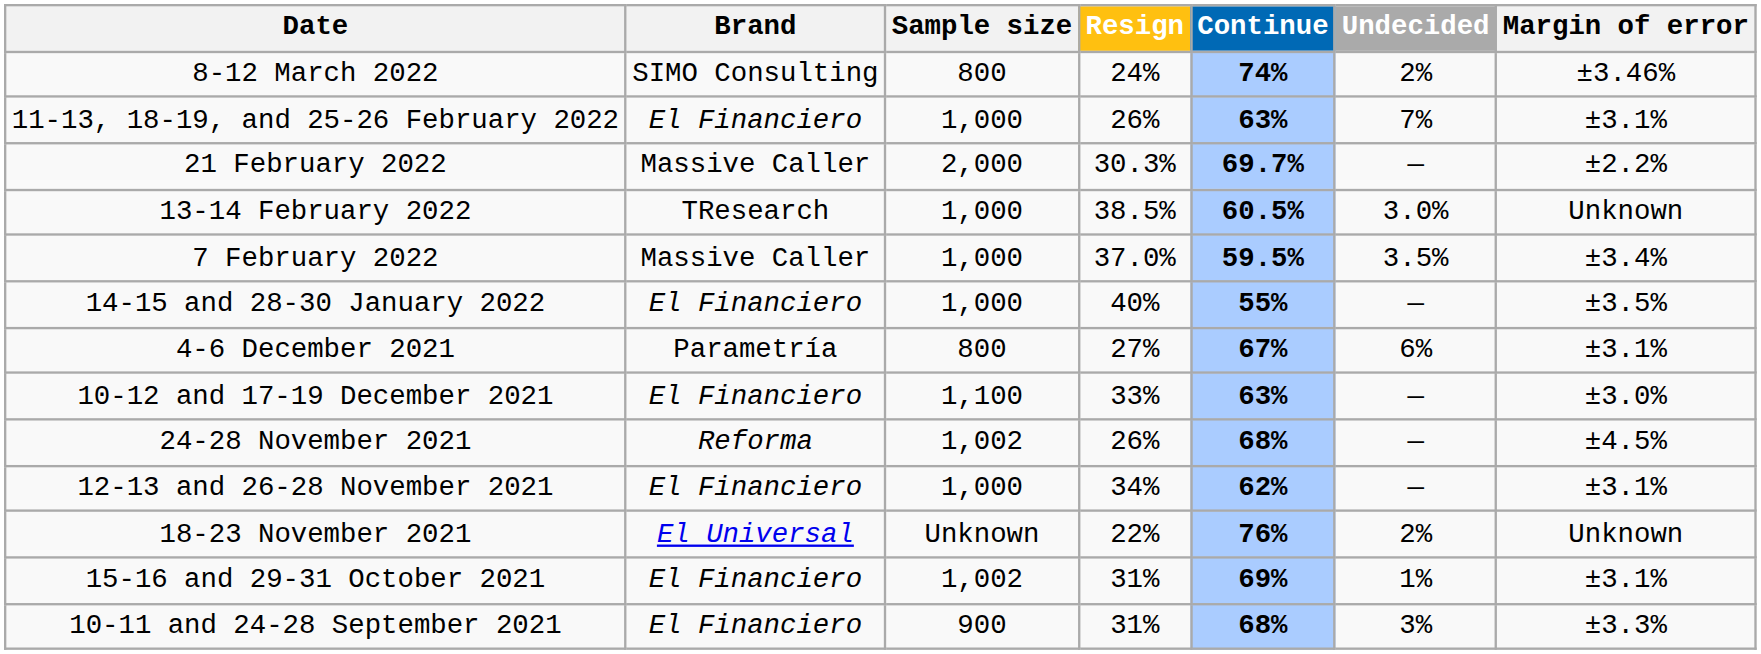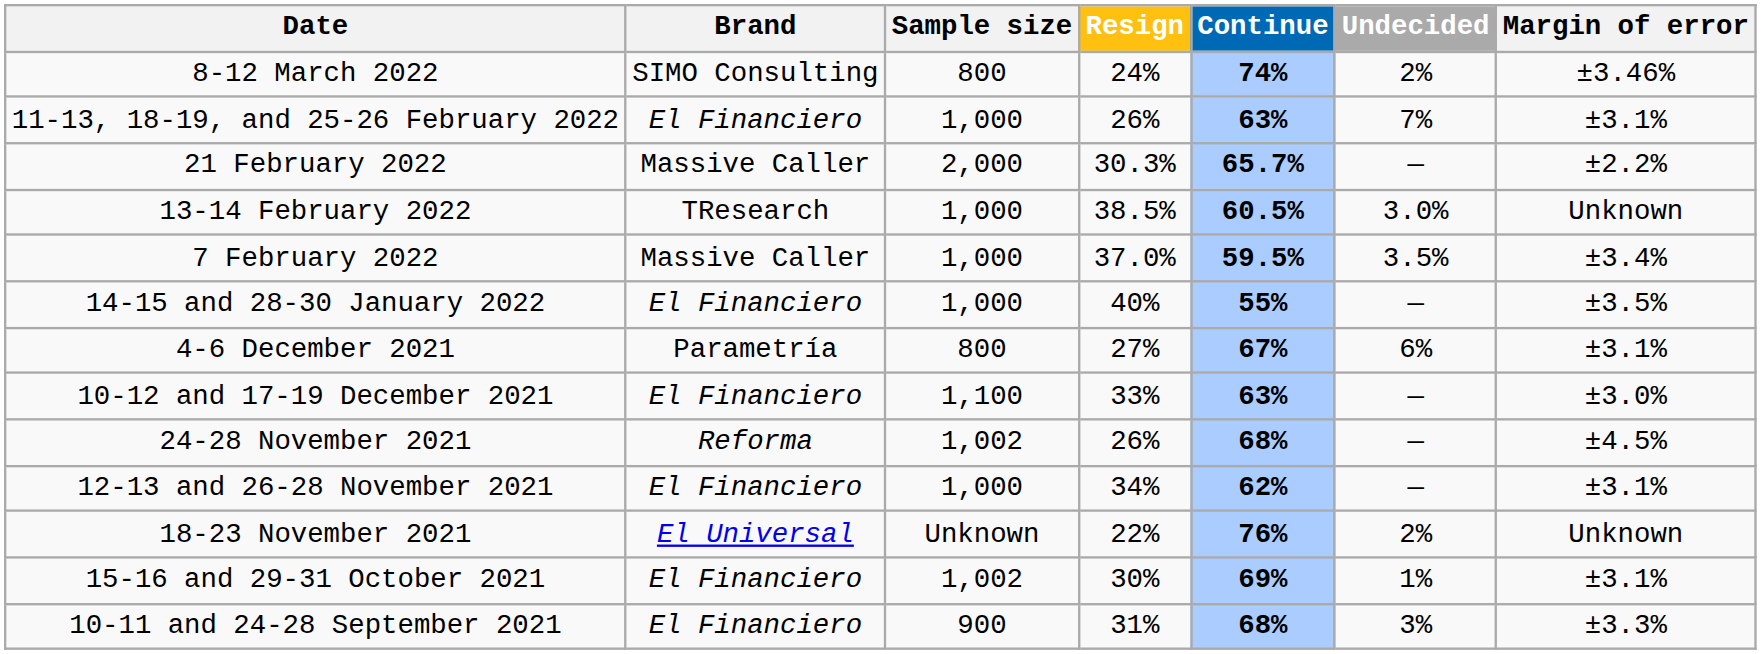(1263, 166) 69.7% -> (1263, 166) 65.7%
(1135, 580) 31% -> (1135, 580) 30%
